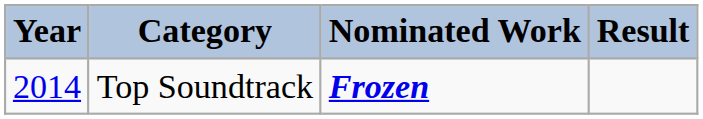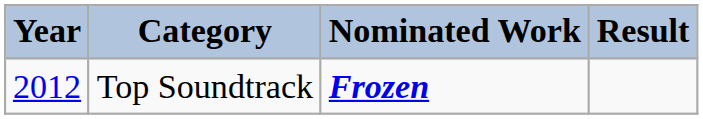(47, 85) 2014 -> (47, 85) 2012
